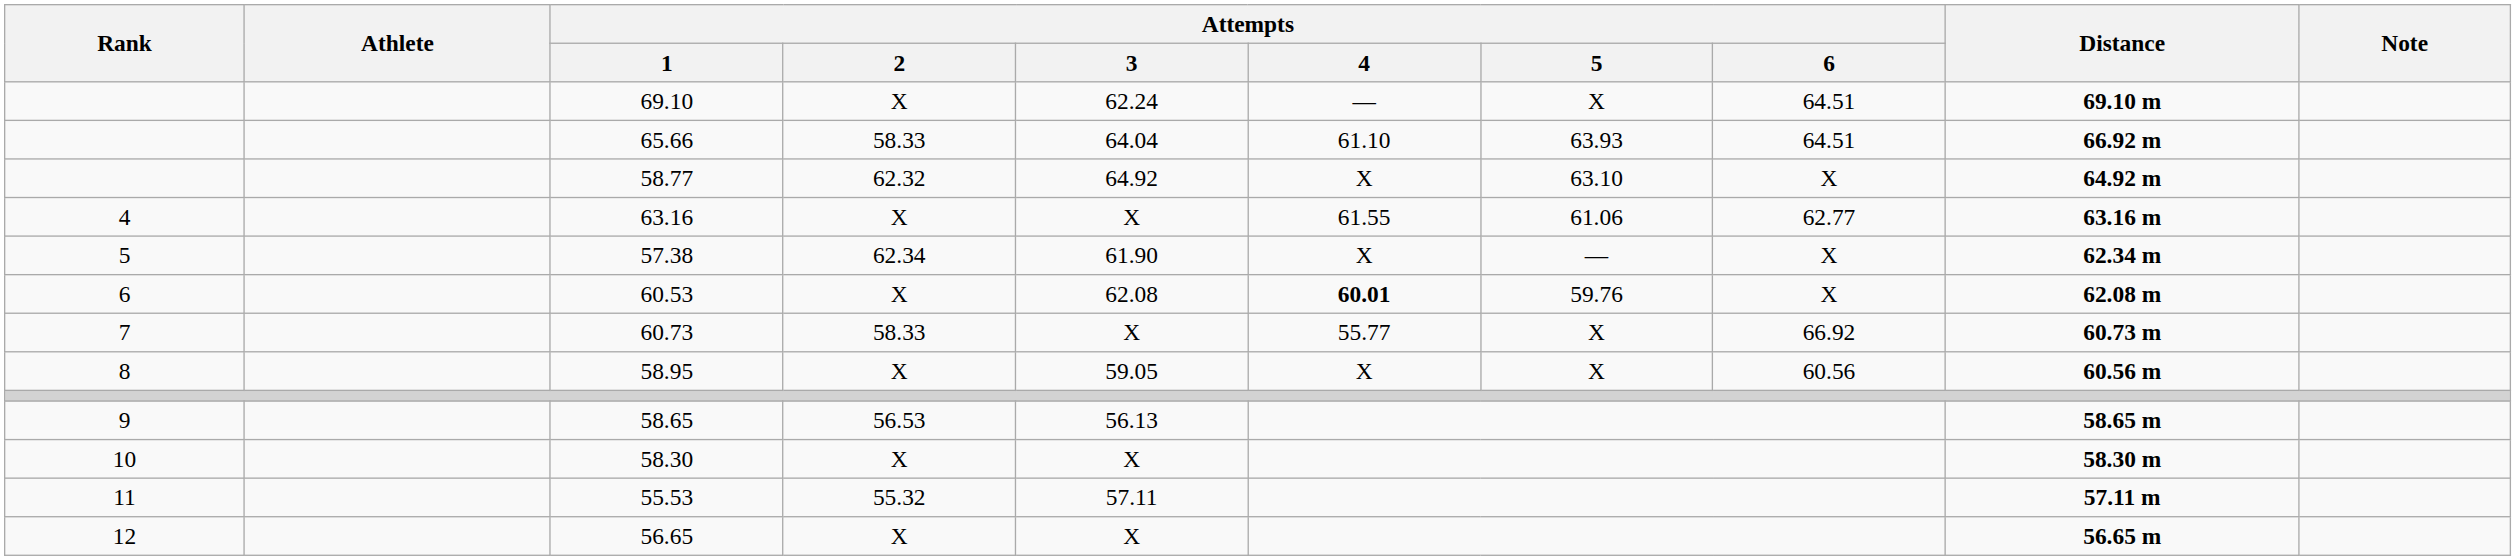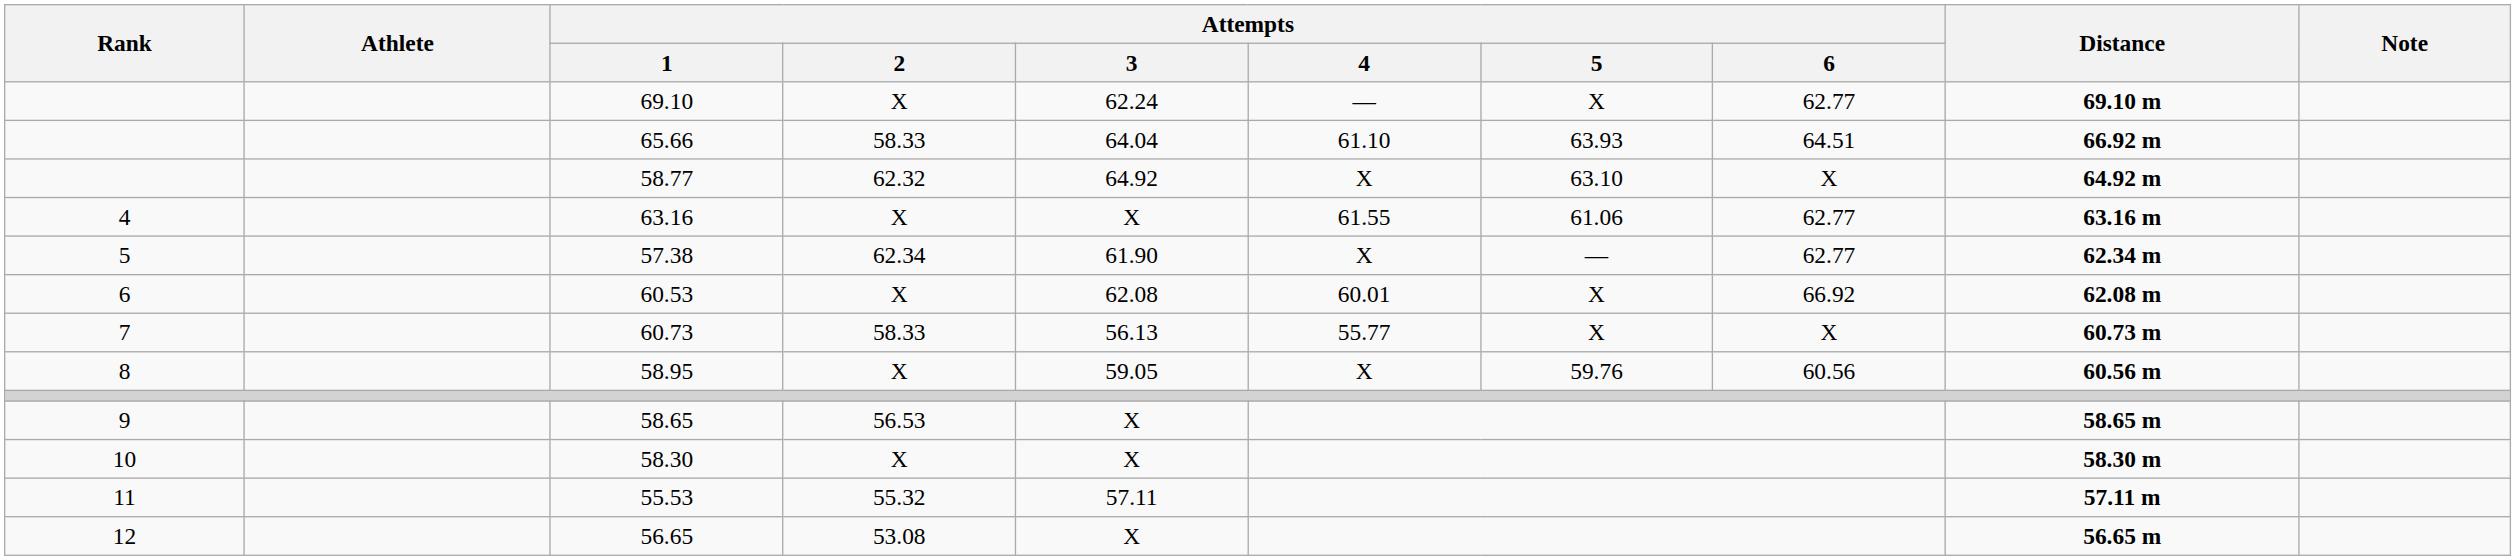(1829, 100) 64.51 -> (1829, 100) 62.77
(1829, 255) X -> (1829, 255) 62.77
(1364, 293) bold -> (1364, 293) normal
(1597, 293) 59.76 -> (1597, 293) X
(1829, 293) X -> (1829, 293) 66.92
(1132, 332) X -> (1132, 332) 56.13
(1829, 332) 66.92 -> (1829, 332) X
(1597, 370) X -> (1597, 370) 59.76
(1132, 420) 56.13 -> (1132, 420) X
(899, 536) X -> (899, 536) 53.08
